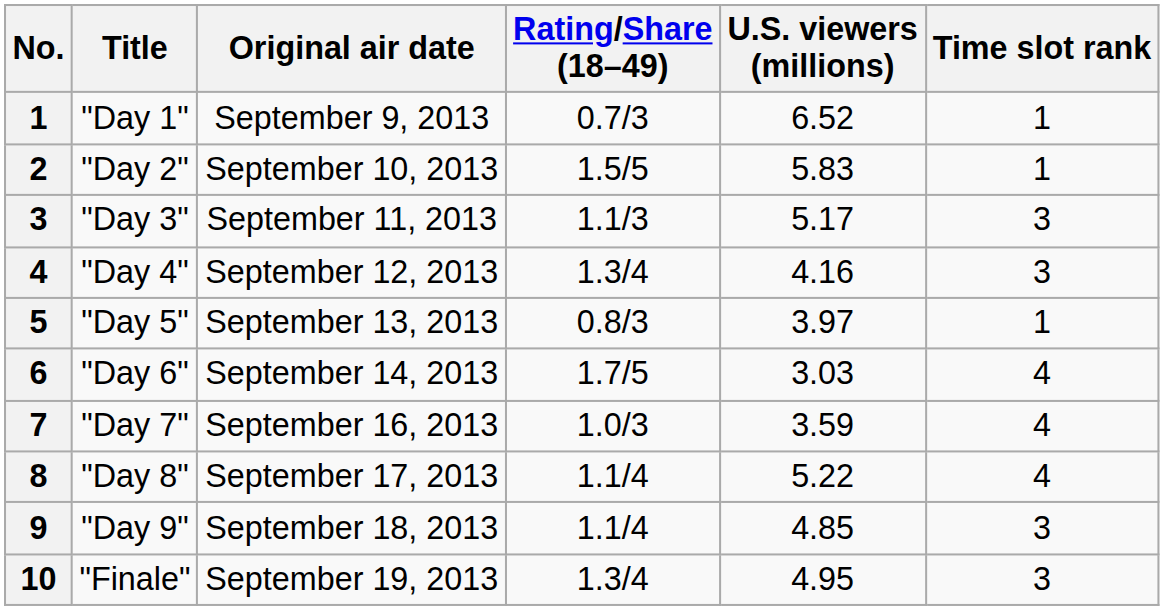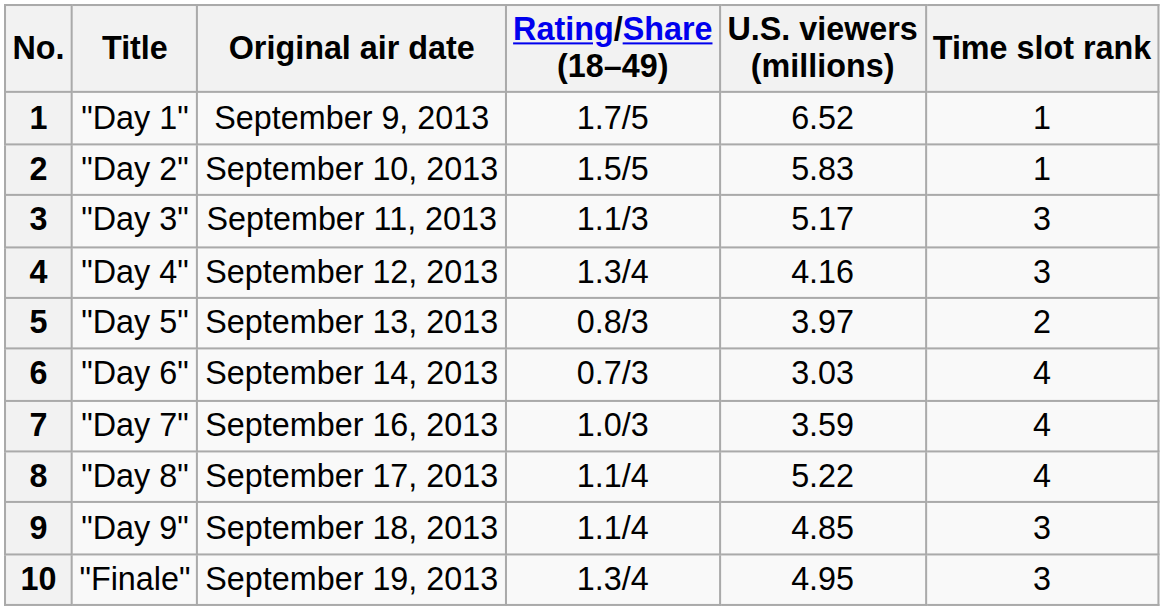(613, 117) 0.7/3 -> (613, 117) 1.7/5
(1042, 322) 1 -> (1042, 322) 2
(613, 374) 1.7/5 -> (613, 374) 0.7/3
